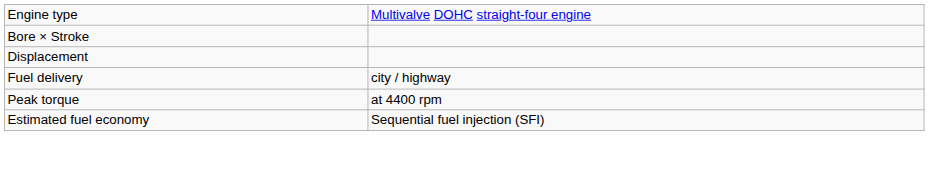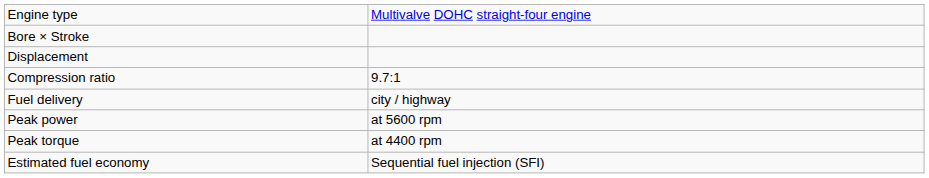+ row: (61, 78)
+ row: (43, 120)
